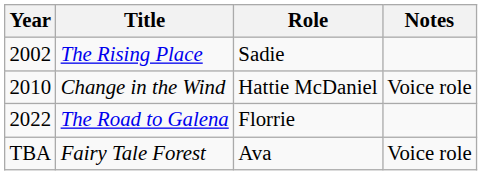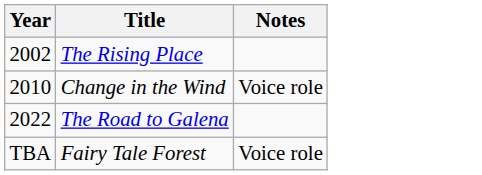- column: (308, 20)
